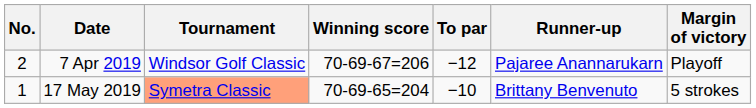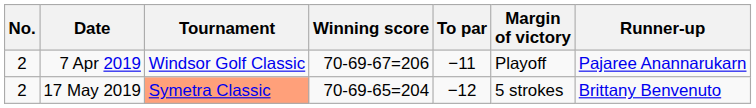columns swapped: (709, 28) <-> (579, 28)
(462, 64) −12 -> (462, 64) −11
(22, 90) 1 -> (22, 90) 2
(462, 90) −10 -> (462, 90) −12
